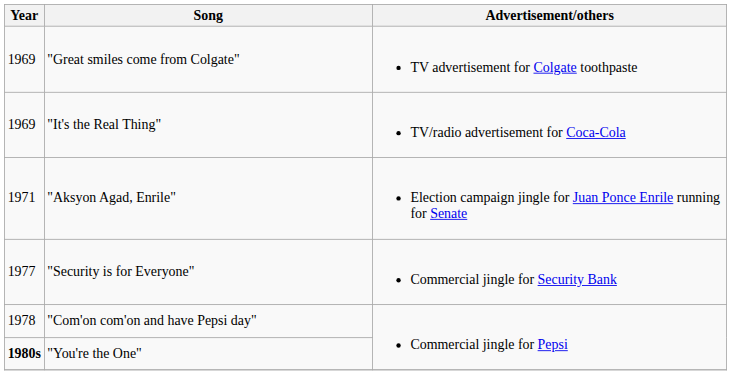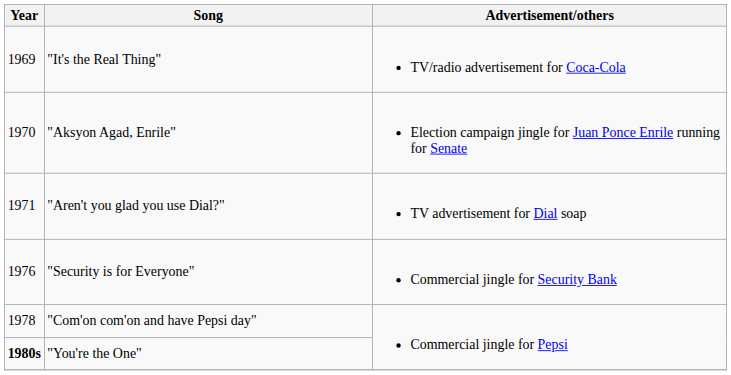- row: (143, 59)
(22, 198) 1971 -> (22, 132) 1970
+ row: (136, 206)
(22, 271) 1977 -> (22, 271) 1976
